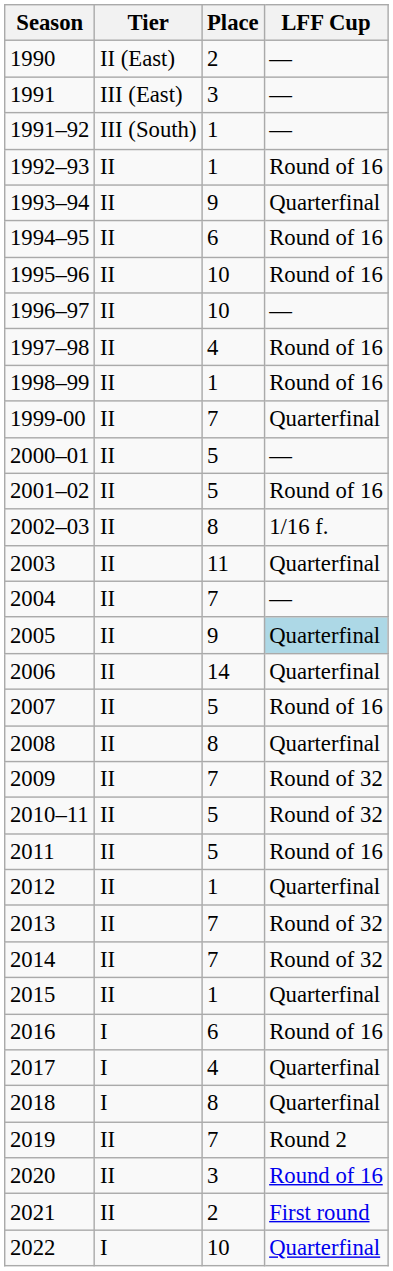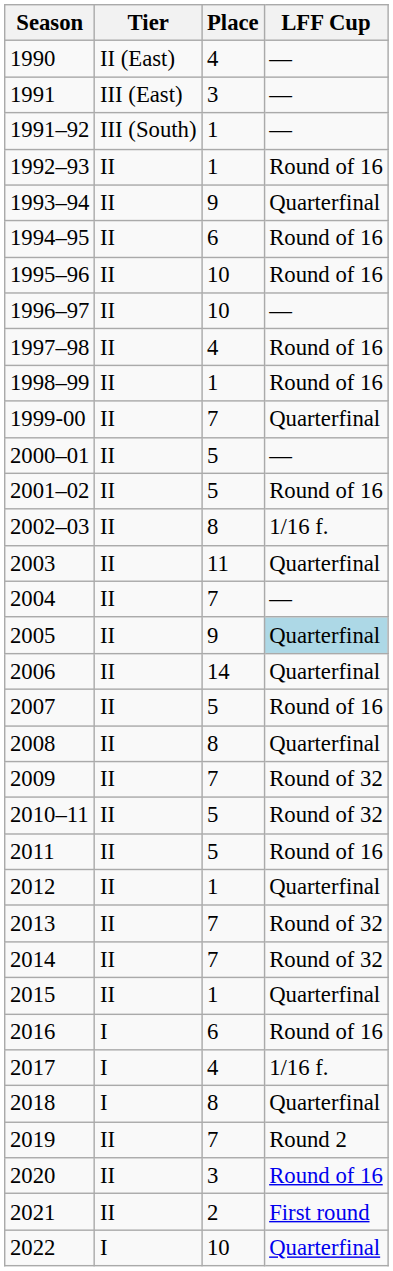(213, 58) 2 -> (213, 58) 4
(325, 1067) Quarterfinal -> (299, 1067) 1/16 f.
